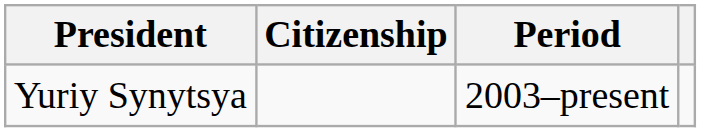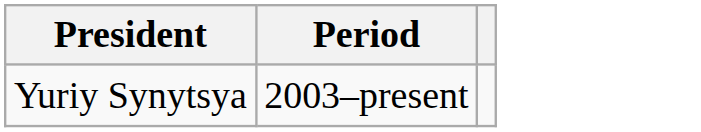- column: (356, 34)
